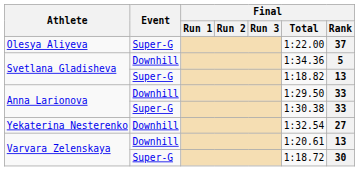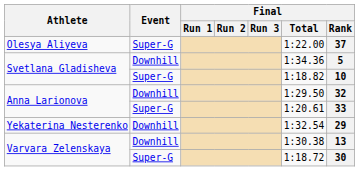(340, 77) 13 -> (340, 77) 10
(340, 93) 33 -> (340, 93) 32
(304, 109) 1:30.38 -> (304, 109) 1:20.61
(340, 125) 27 -> (340, 125) 29
(304, 141) 1:20.61 -> (304, 141) 1:30.38
